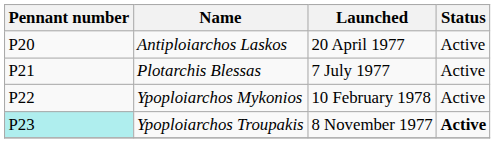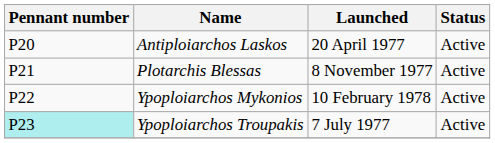(351, 71) 7 July 1977 -> (372, 71) 8 November 1977
(372, 124) 8 November 1977 -> (351, 124) 7 July 1977
(463, 124) bold -> (463, 124) normal
